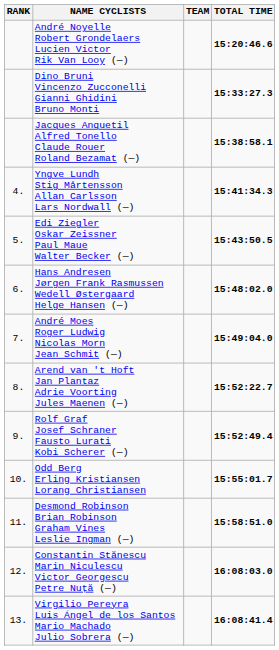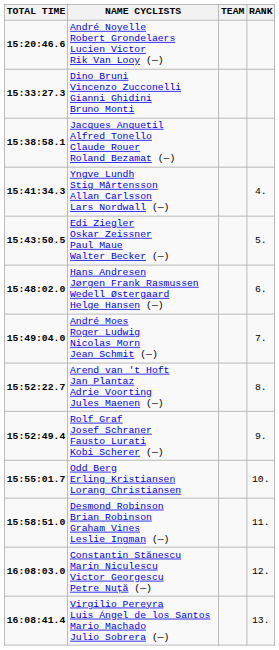columns swapped: (18, 13) <-> (243, 13)
